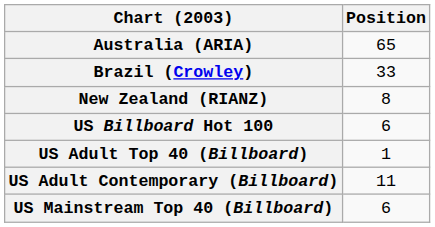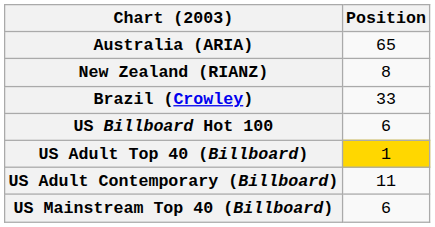rows swapped: (173, 72) <-> (173, 100)
(386, 154) no background -> (386, 154) gold background
